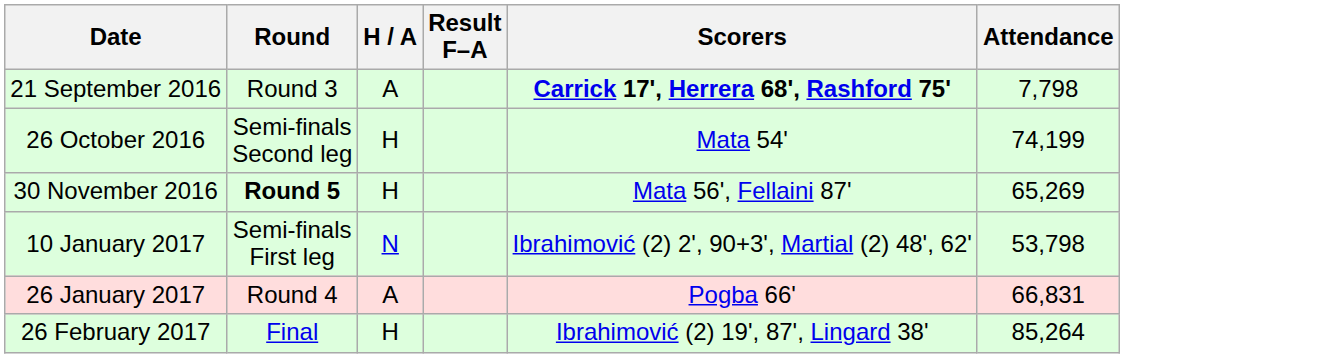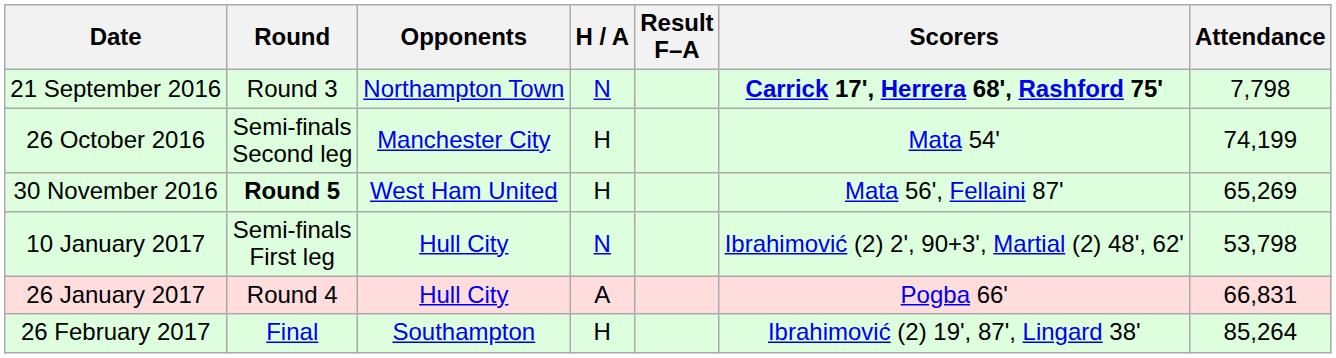+ column: (464, 37)
(390, 88) A -> (602, 88) N
